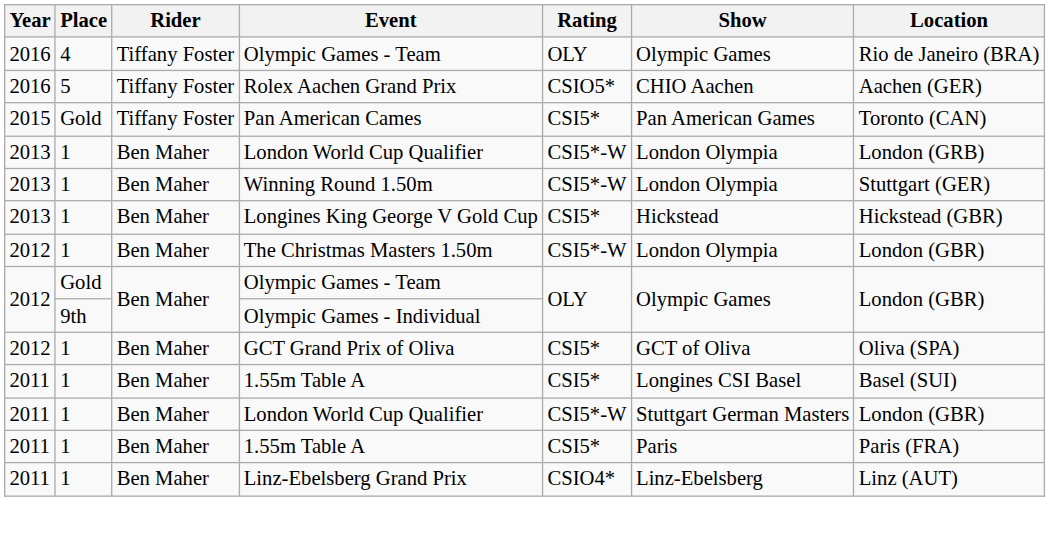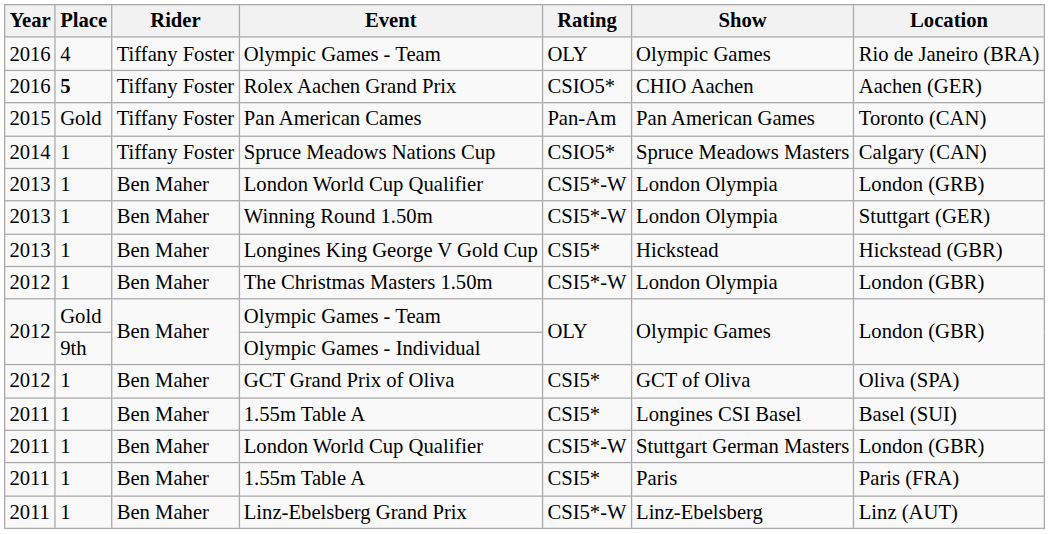(65, 86) normal -> (65, 86) bold
(574, 119) CSI5* -> (582, 119) Pan-Am
+ row: (30, 151)
(581, 479) CSIO4* -> (587, 511) CSI5*-W
